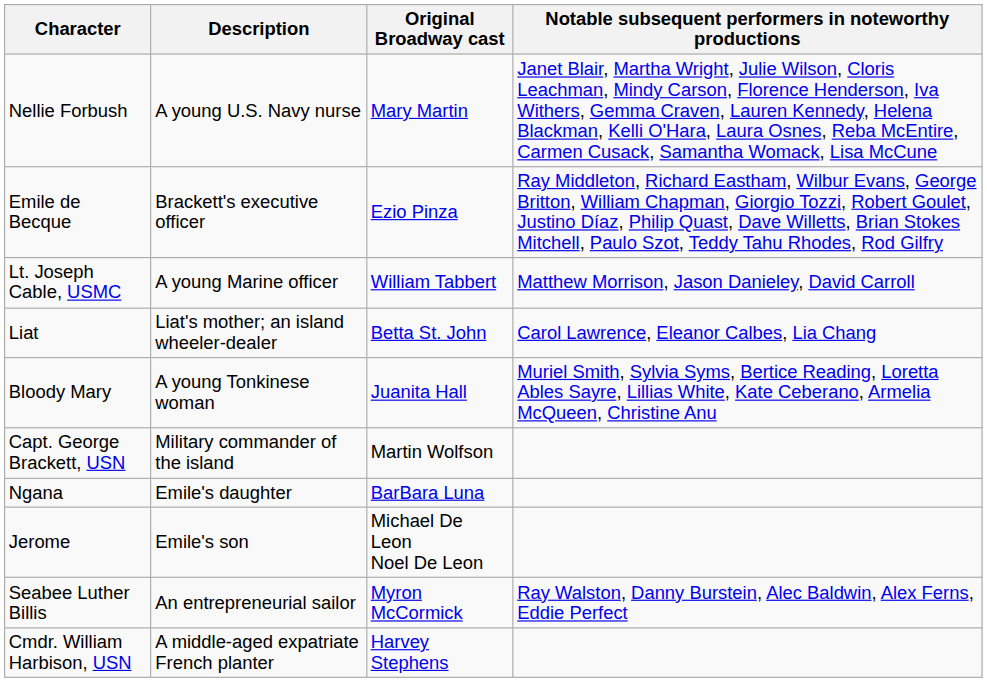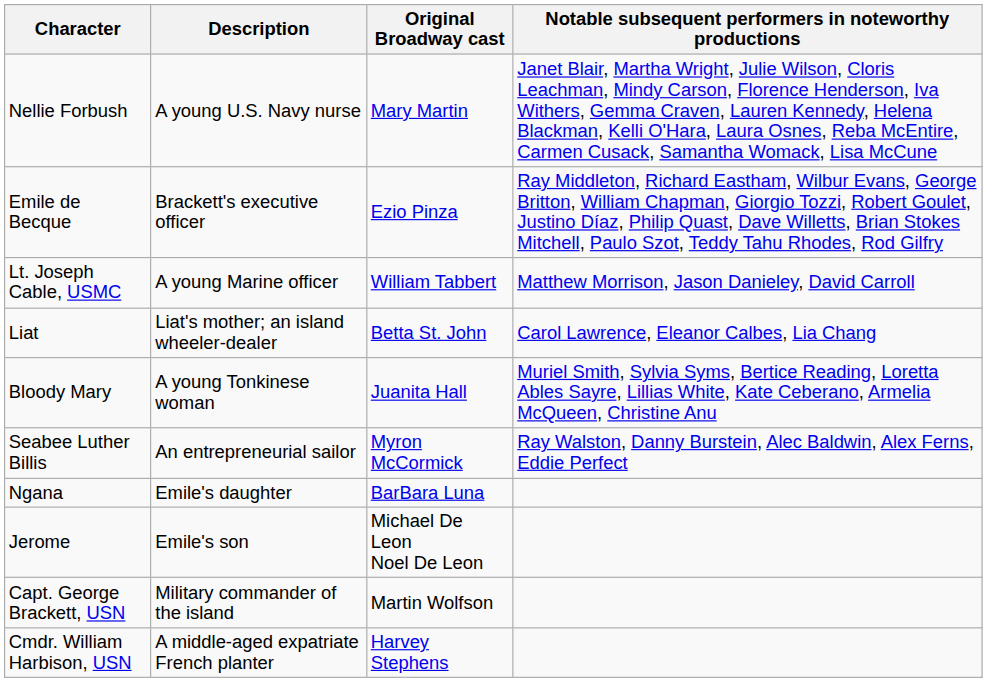rows swapped: (69, 602) <-> (67, 452)
